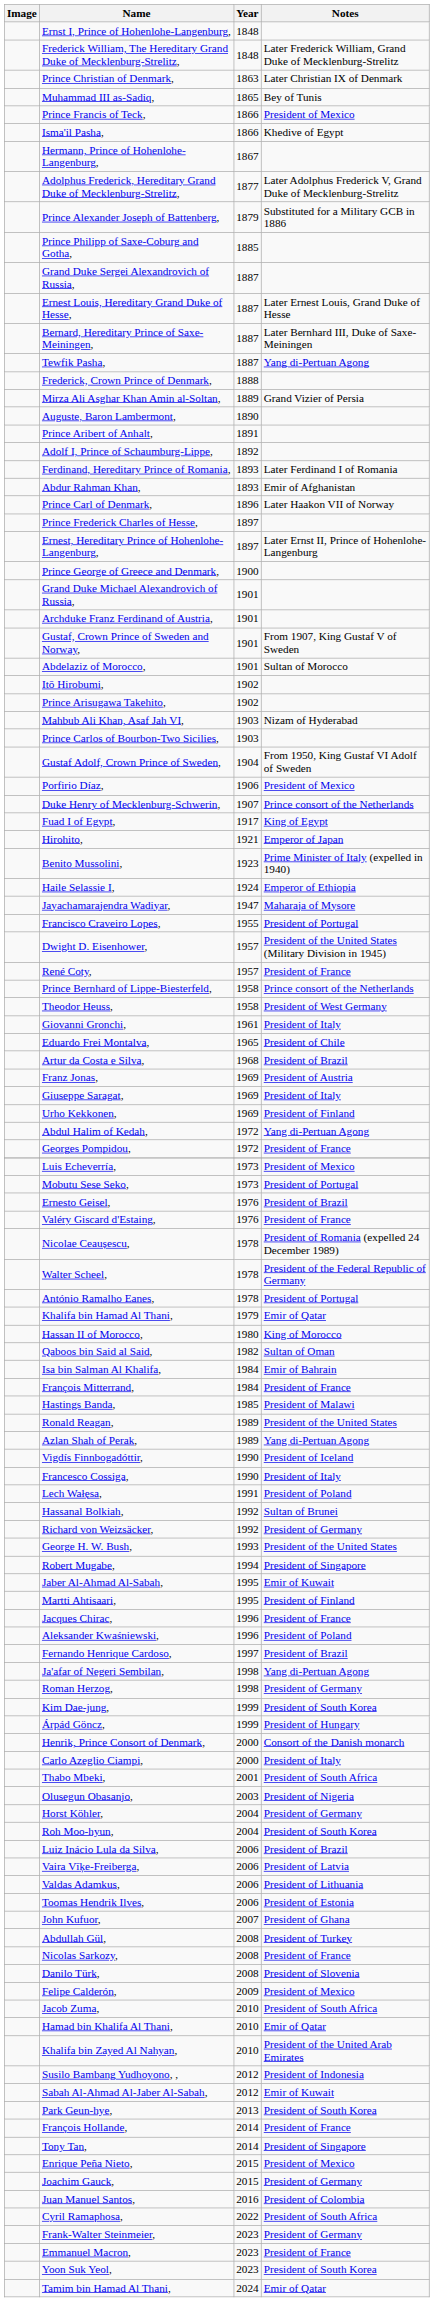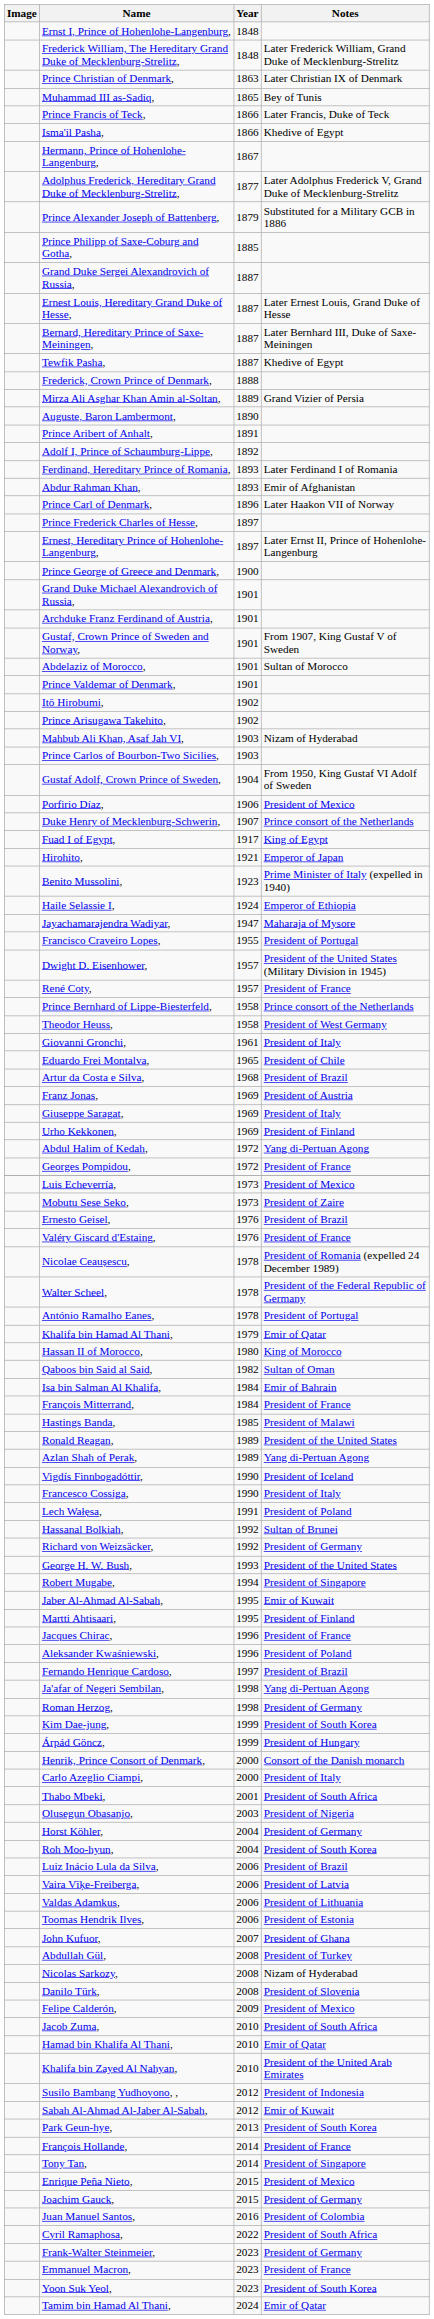(309, 114) President of Mexico -> (327, 114) Later Francis, Duke of Teck
(316, 362) Yang di-Pertuan Agong -> (304, 362) Khedive of Egypt
+ row: (109, 684)
(311, 1184) President of Portugal -> (304, 1202) President of Zaire
(307, 1955) President of France -> (311, 1973) Nizam of Hyderabad
